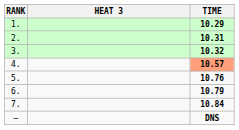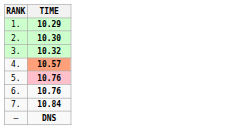- column: (109, 11)
(212, 37) 10.31 -> (49, 37) 10.30
(212, 78) no background -> (49, 78) pink background
(212, 91) 10.79 -> (49, 91) 10.76
